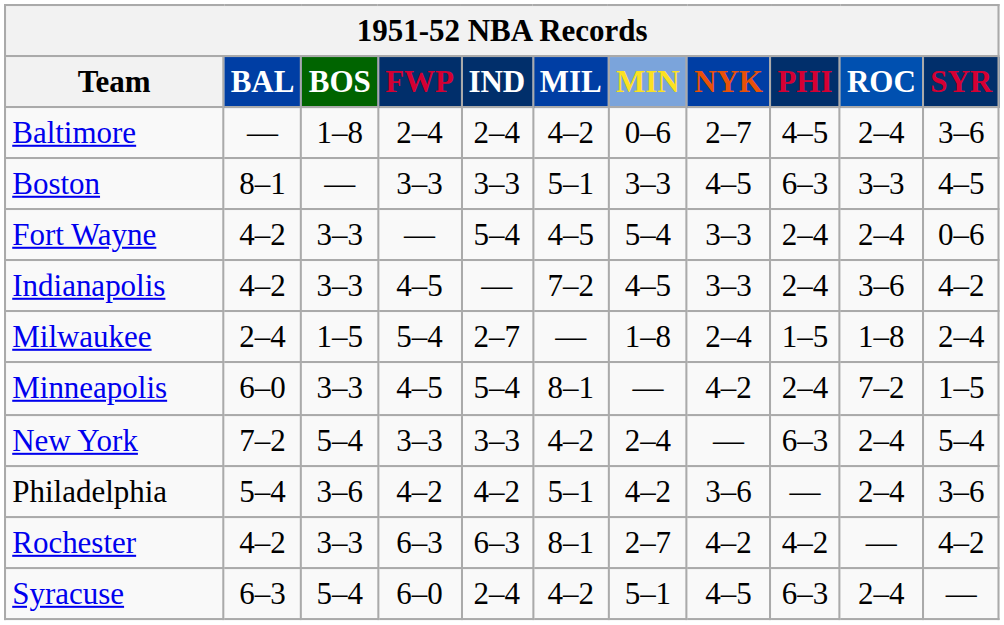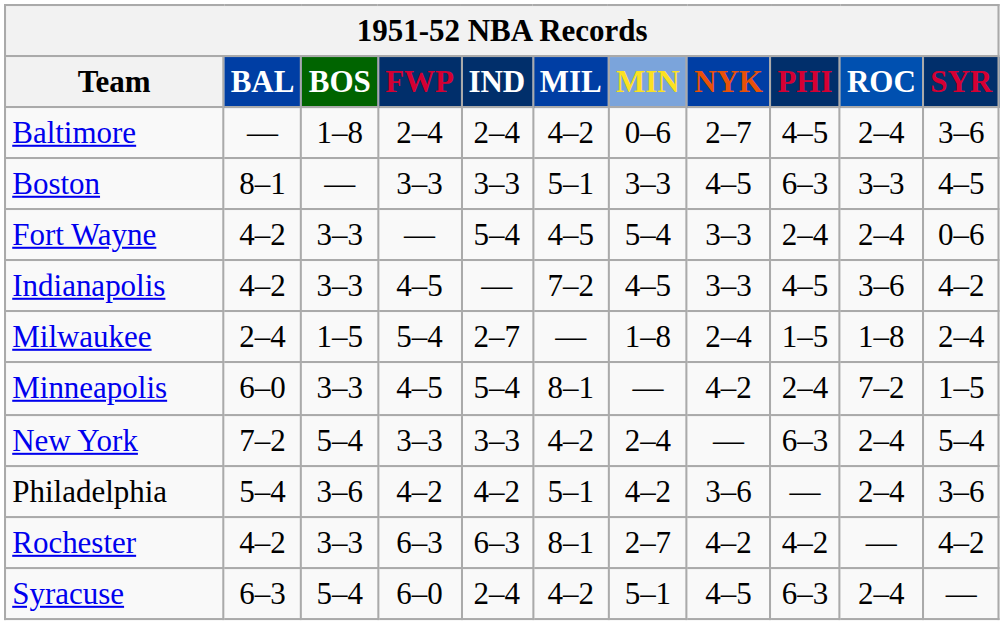(805, 285) 2–4 -> (805, 285) 4–5
